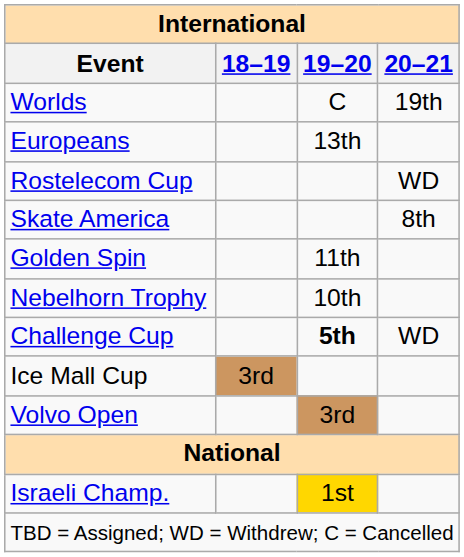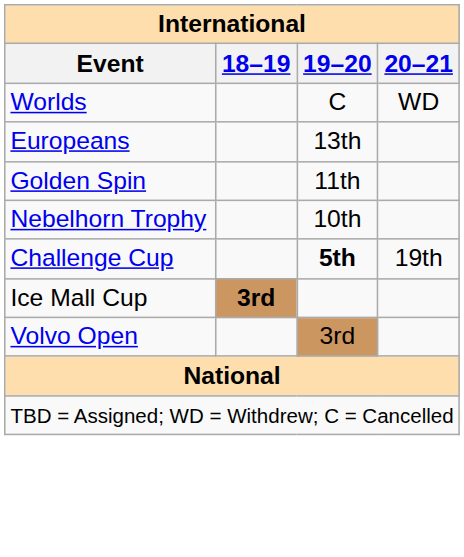(419, 102) 19th -> (419, 102) WD
- row: (102, 180)
- row: (90, 219)
(419, 336) WD -> (419, 258) 19th
(256, 375) normal -> (256, 297) bold
- row: (90, 492)
